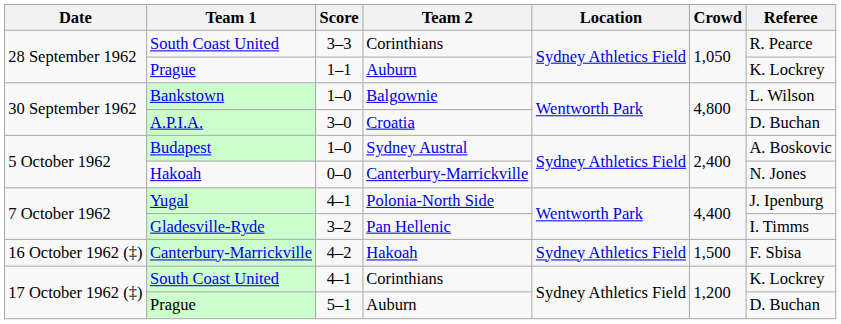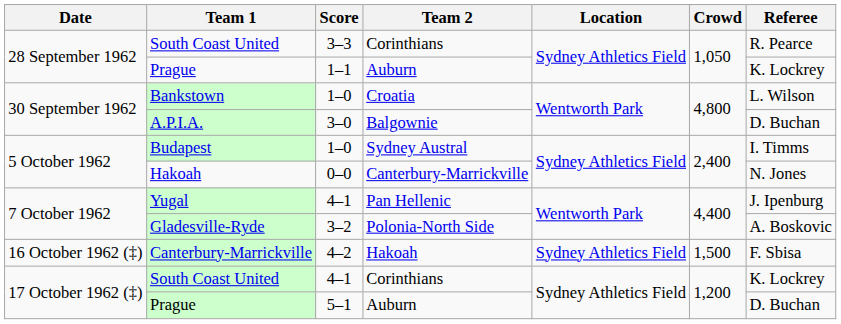(402, 95) Balgownie -> (391, 95) Croatia
(391, 122) Croatia -> (402, 122) Balgownie
(791, 148) A. Boskovic -> (779, 148) I. Timms
(430, 200) Polonia-North Side -> (409, 200) Pan Hellenic
(409, 226) Pan Hellenic -> (430, 226) Polonia-North Side
(779, 226) I. Timms -> (791, 226) A. Boskovic
